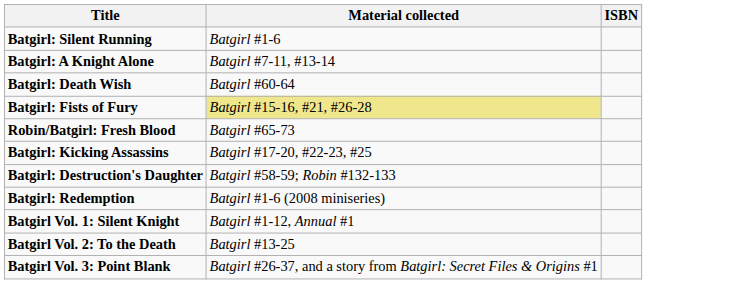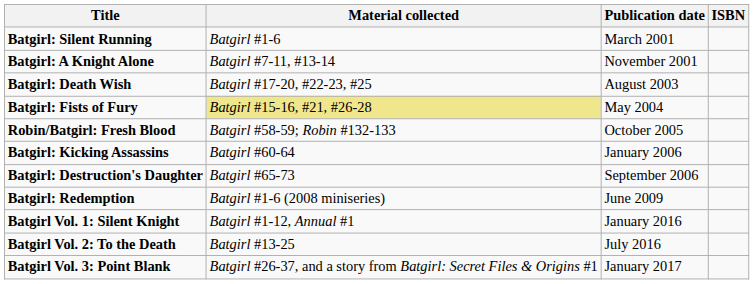+ column: (655, 15)
(252, 84) Batgirl #60-64 -> (291, 84) Batgirl #17-20, #22-23, #25
(252, 130) Batgirl #65-73 -> (303, 130) Batgirl #58-59; Robin #132-133
(291, 152) Batgirl #17-20, #22-23, #25 -> (252, 152) Batgirl #60-64
(303, 175) Batgirl #58-59; Robin #132-133 -> (252, 175) Batgirl #65-73
